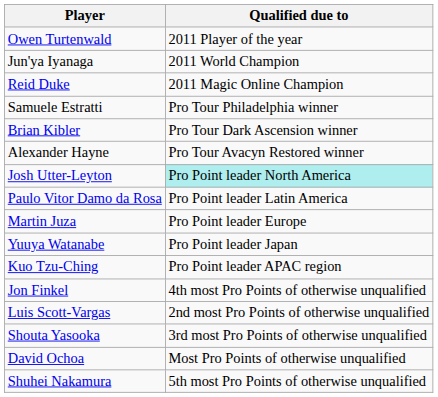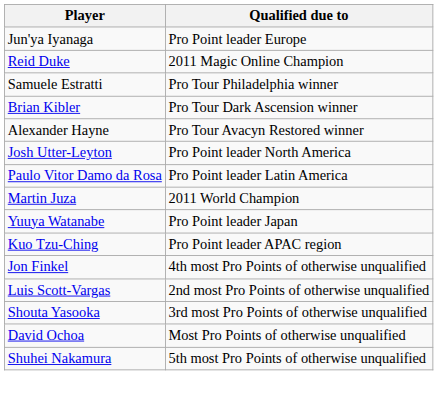- row: (60, 38)
(234, 61) 2011 World Champion -> (237, 38) Pro Point leader Europe
(260, 175) paleturquoise background -> (260, 152) no background
(237, 221) Pro Point leader Europe -> (234, 198) 2011 World Champion
